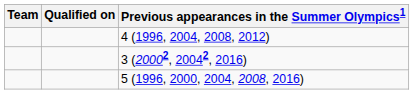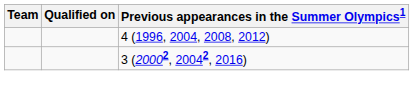- row: (212, 79)
